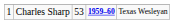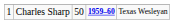(79, 12) 53 -> (79, 12) 50
